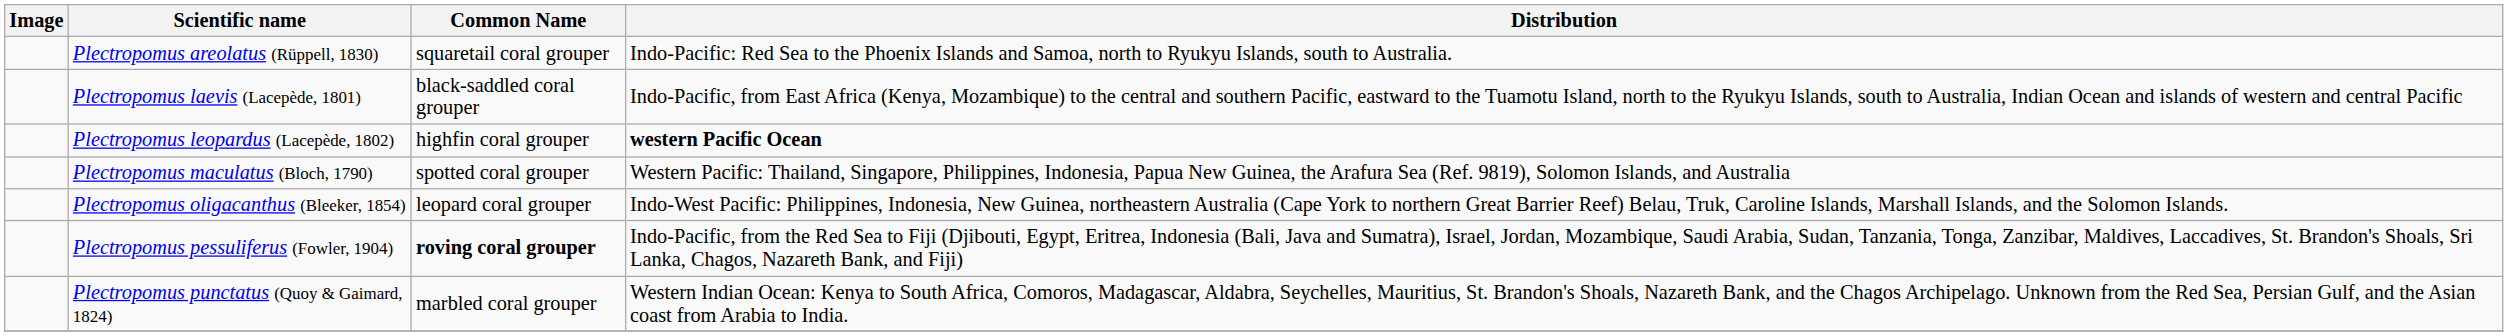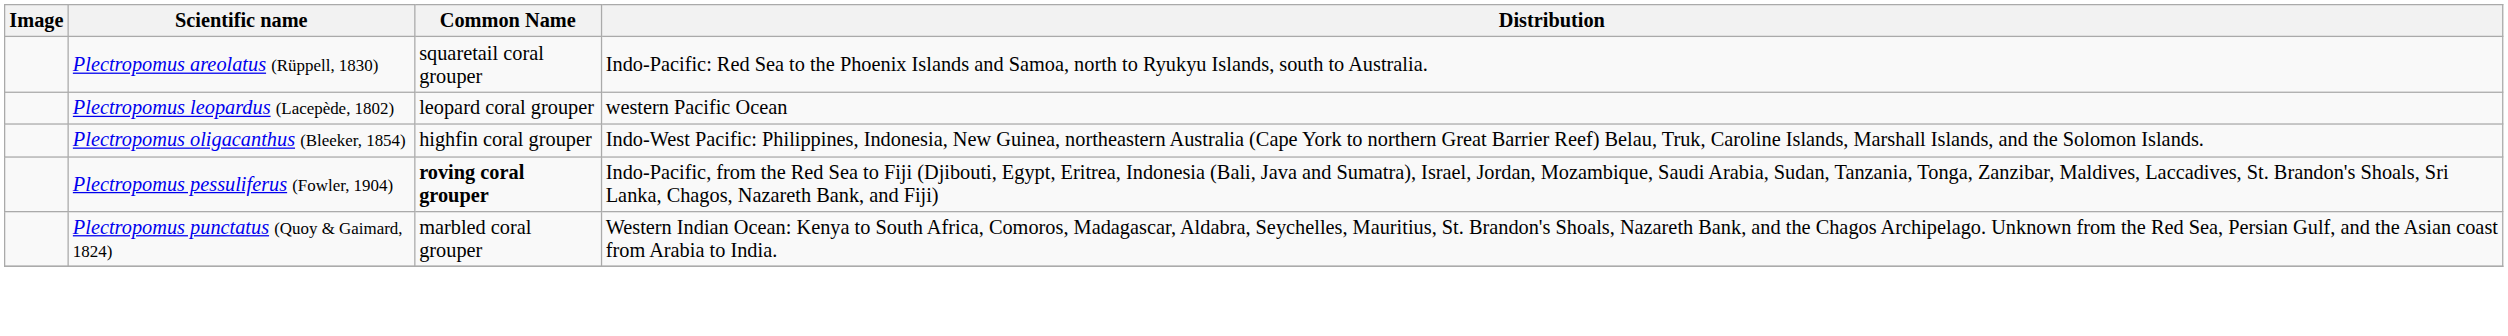- row: (217, 96)
(502, 140) highfin coral grouper -> (507, 107) leopard coral grouper
(726, 140) bold -> (697, 107) normal
- row: (223, 172)
(503, 204) leopard coral grouper -> (505, 140) highfin coral grouper
